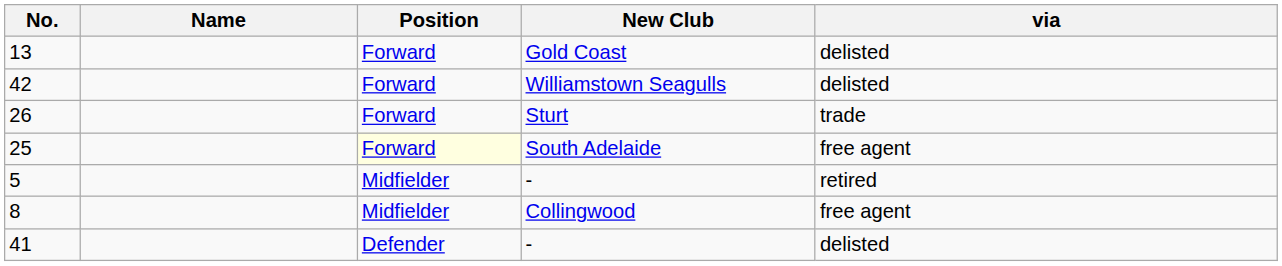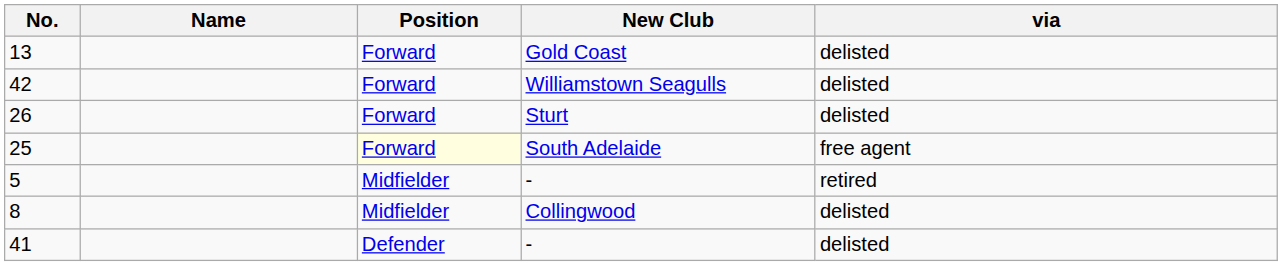(843, 116) trade -> (855, 116) delisted
(865, 212) free agent -> (855, 212) delisted
